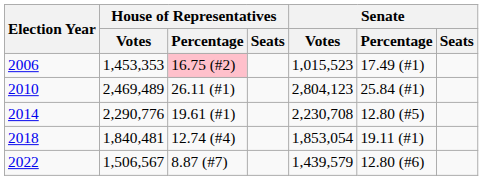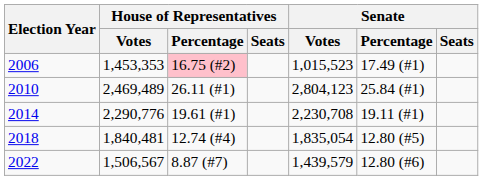(392, 114) 12.80 (#5) -> (392, 114) 19.11 (#1)
(323, 138) 1,853,054 -> (323, 138) 1,835,054
(392, 138) 19.11 (#1) -> (392, 138) 12.80 (#5)
